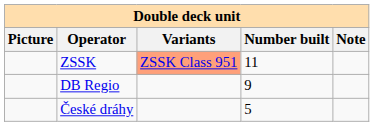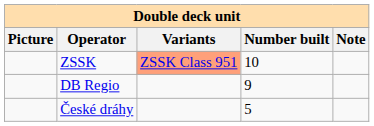(251, 62) 11 -> (252, 62) 10
